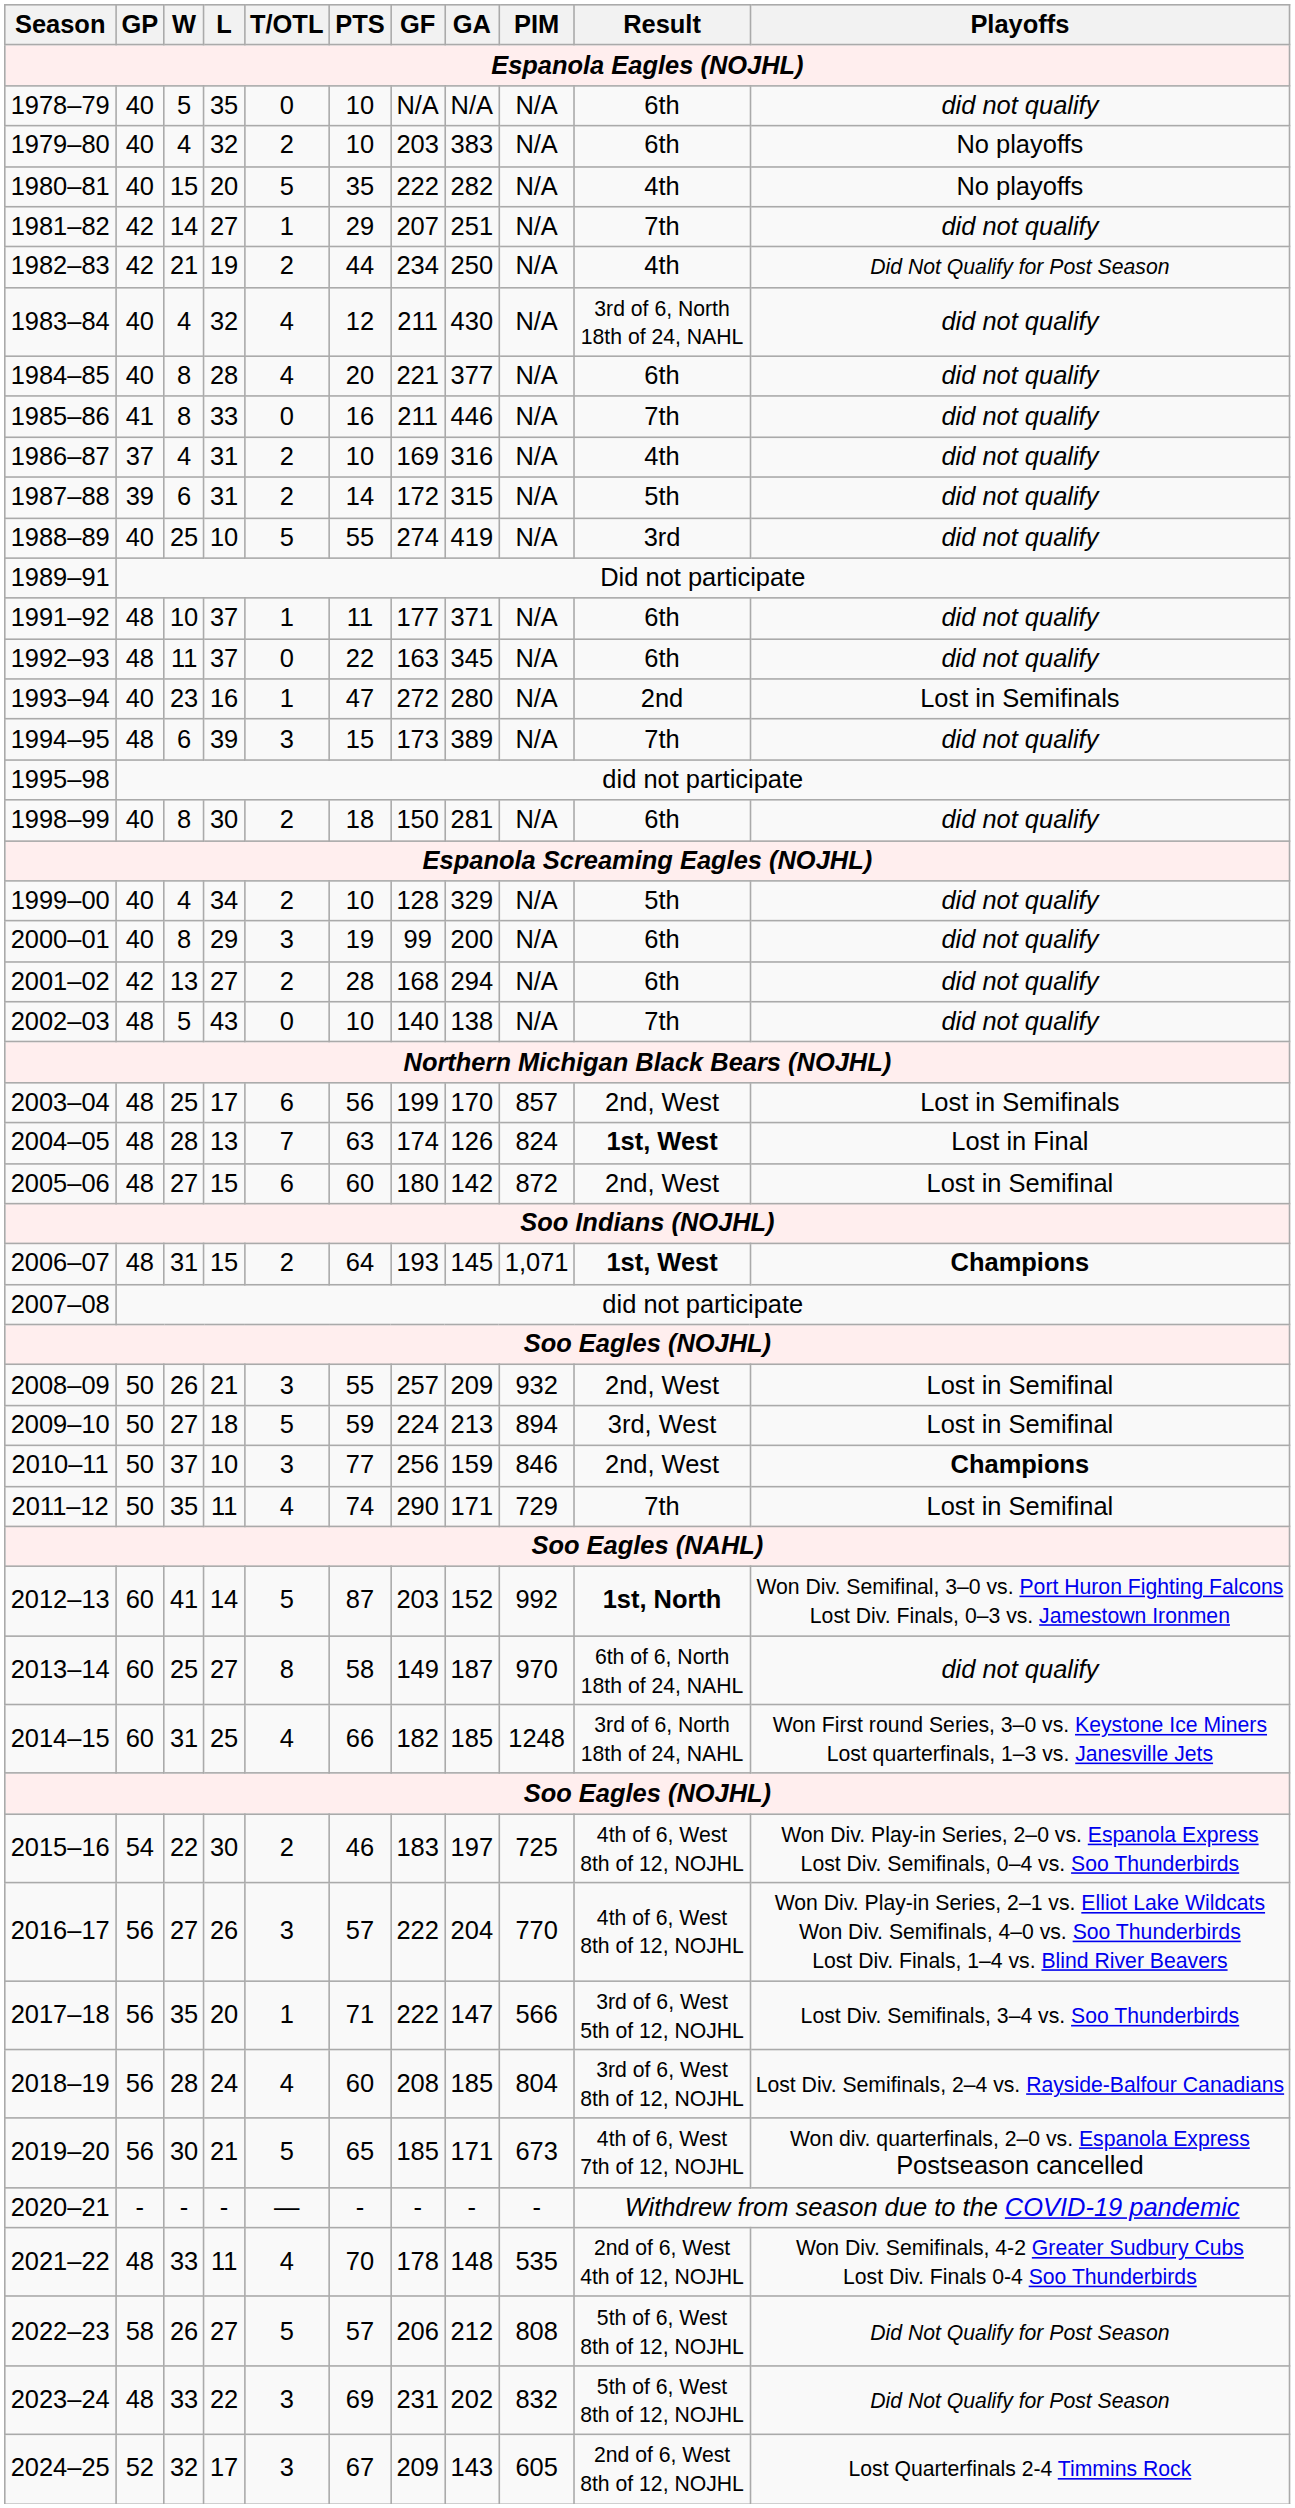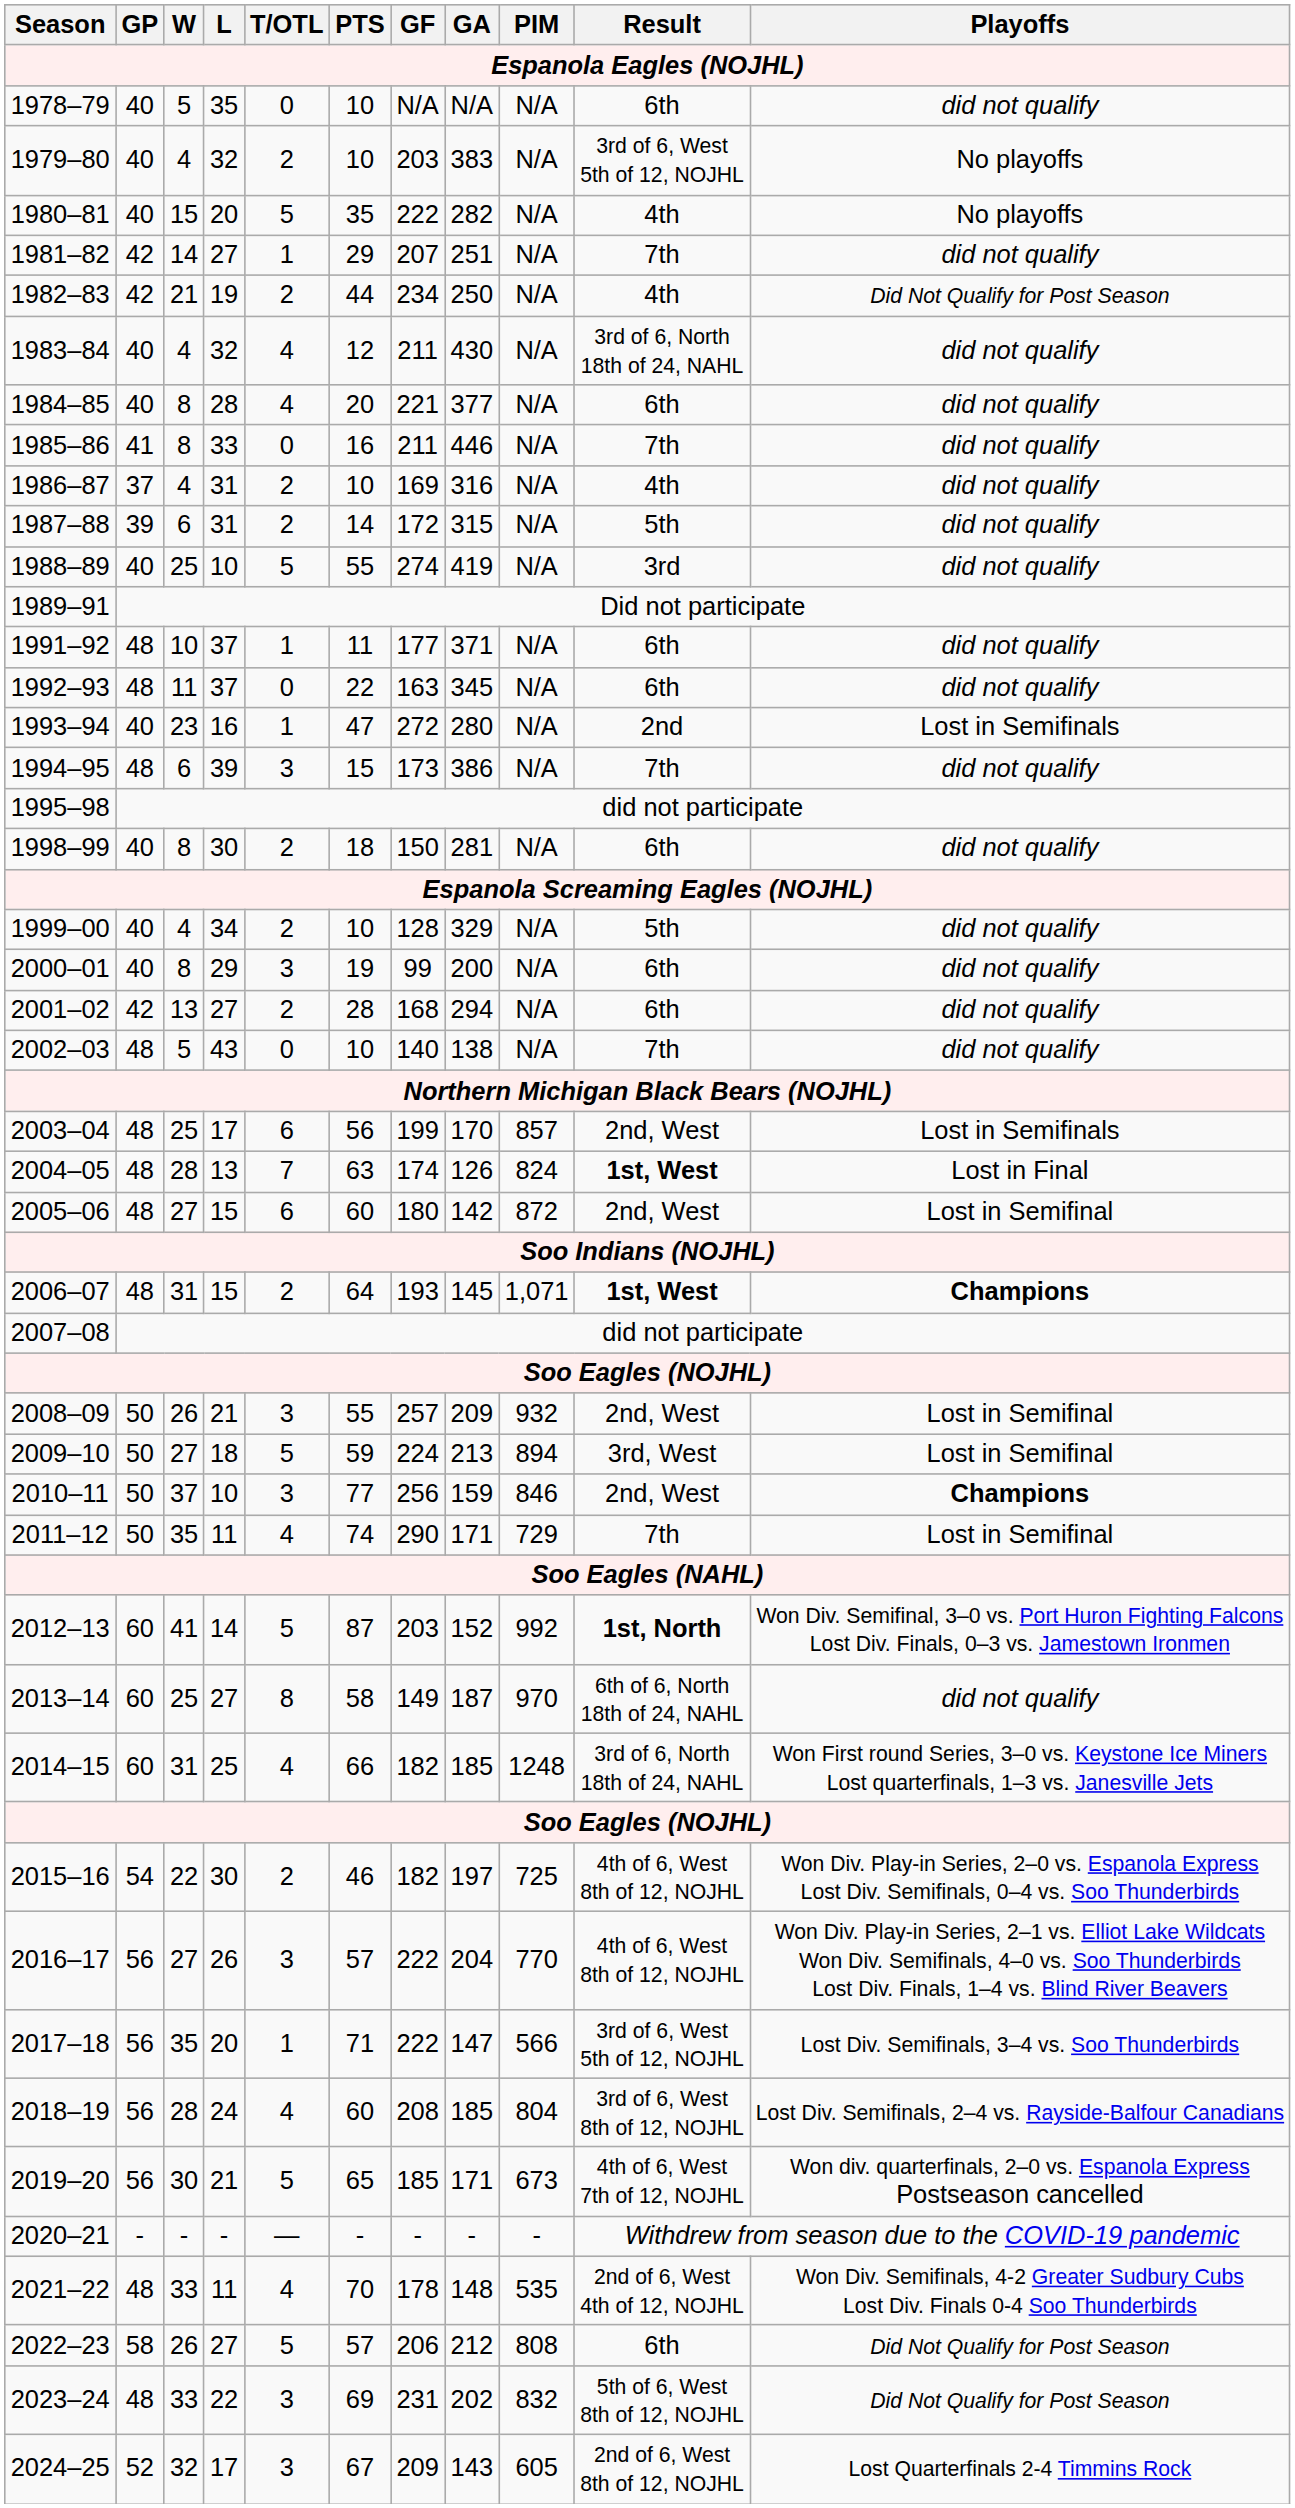(662, 145) 6th -> (662, 161) 3rd of 6, West 5th of 12, NOJHL
(472, 739) 389 -> (472, 767) 386
(418, 1848) 183 -> (418, 1876) 182
(662, 2332) 5th of 6, West 8th of 12, NOJHL -> (662, 2345) 6th
